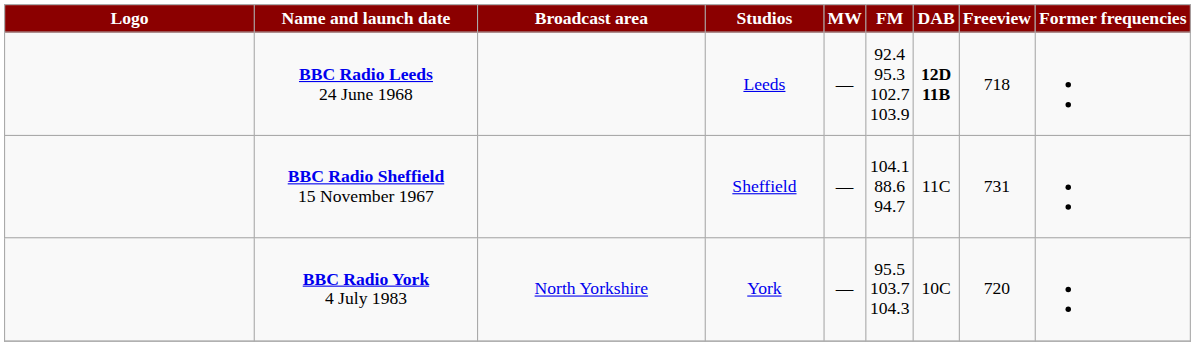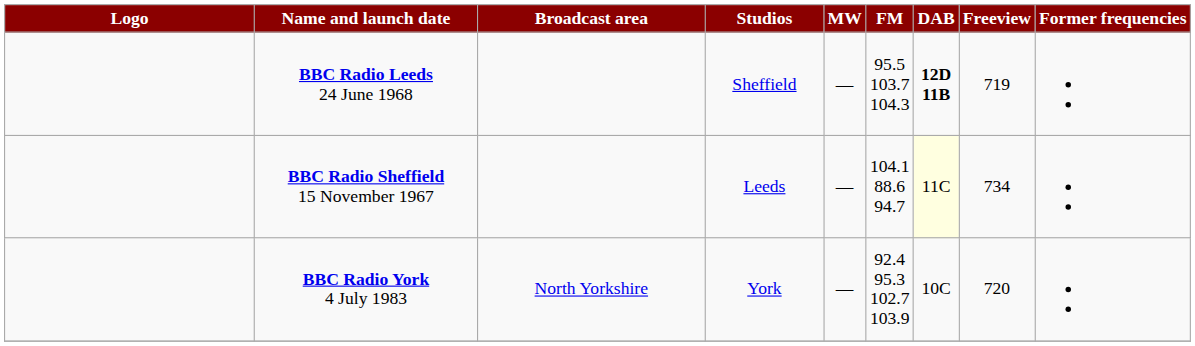(764, 83) Leeds -> (764, 83) Sheffield
(890, 83) 92.4 95.3 102.7 103.9 -> (890, 83) 95.5 103.7 104.3
(997, 83) 718 -> (997, 83) 719
(764, 186) Sheffield -> (764, 186) Leeds
(936, 186) no background -> (936, 186) lightyellow background
(997, 186) 731 -> (997, 186) 734
(890, 289) 95.5 103.7 104.3 -> (890, 289) 92.4 95.3 102.7 103.9
